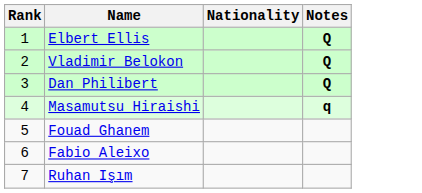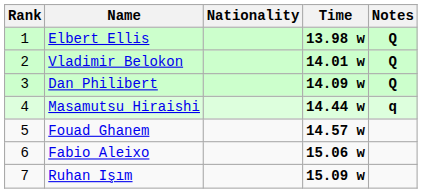+ column: (336, 16)
